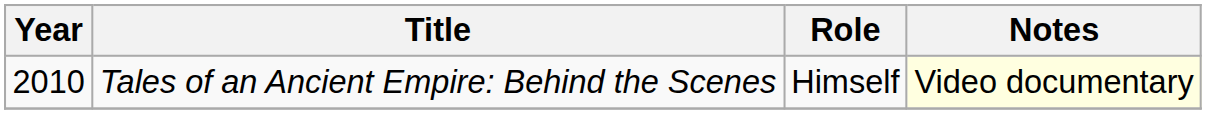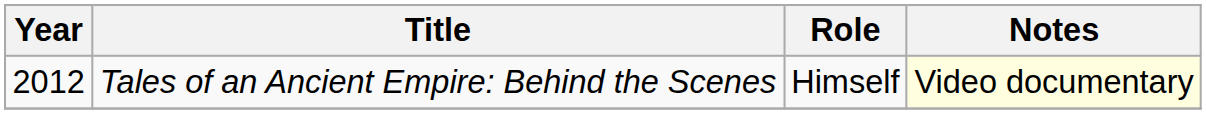(49, 81) 2010 -> (49, 81) 2012
